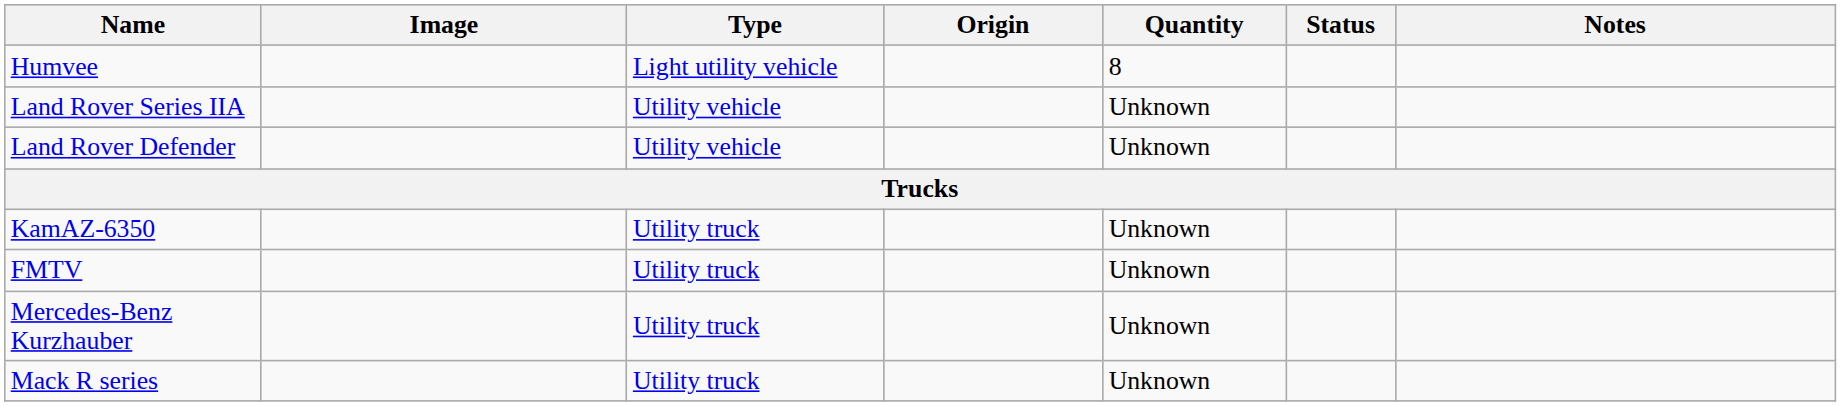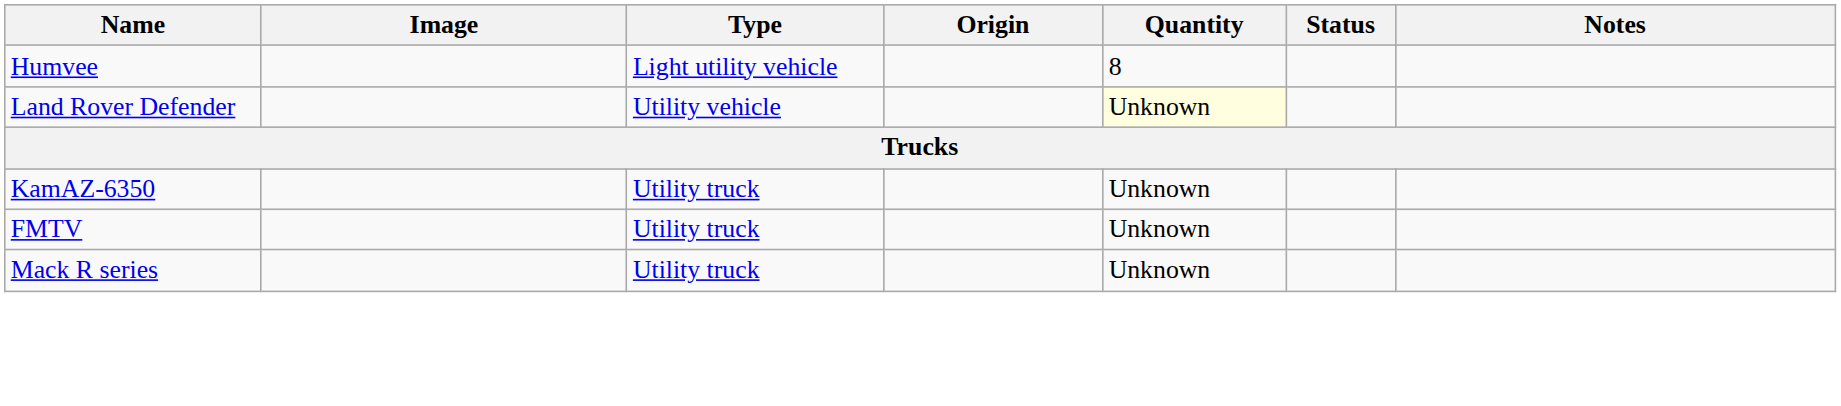- row: (128, 106)
(1159, 147) no background -> (1159, 106) lightyellow background
- row: (92, 325)
